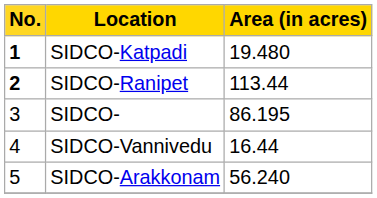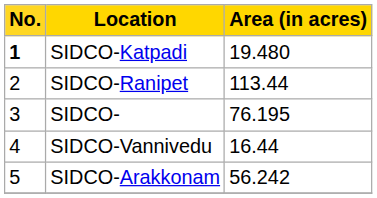(15, 83) bold -> (15, 83) normal
(260, 114) 86.195 -> (260, 114) 76.195
(260, 177) 56.240 -> (260, 177) 56.242
